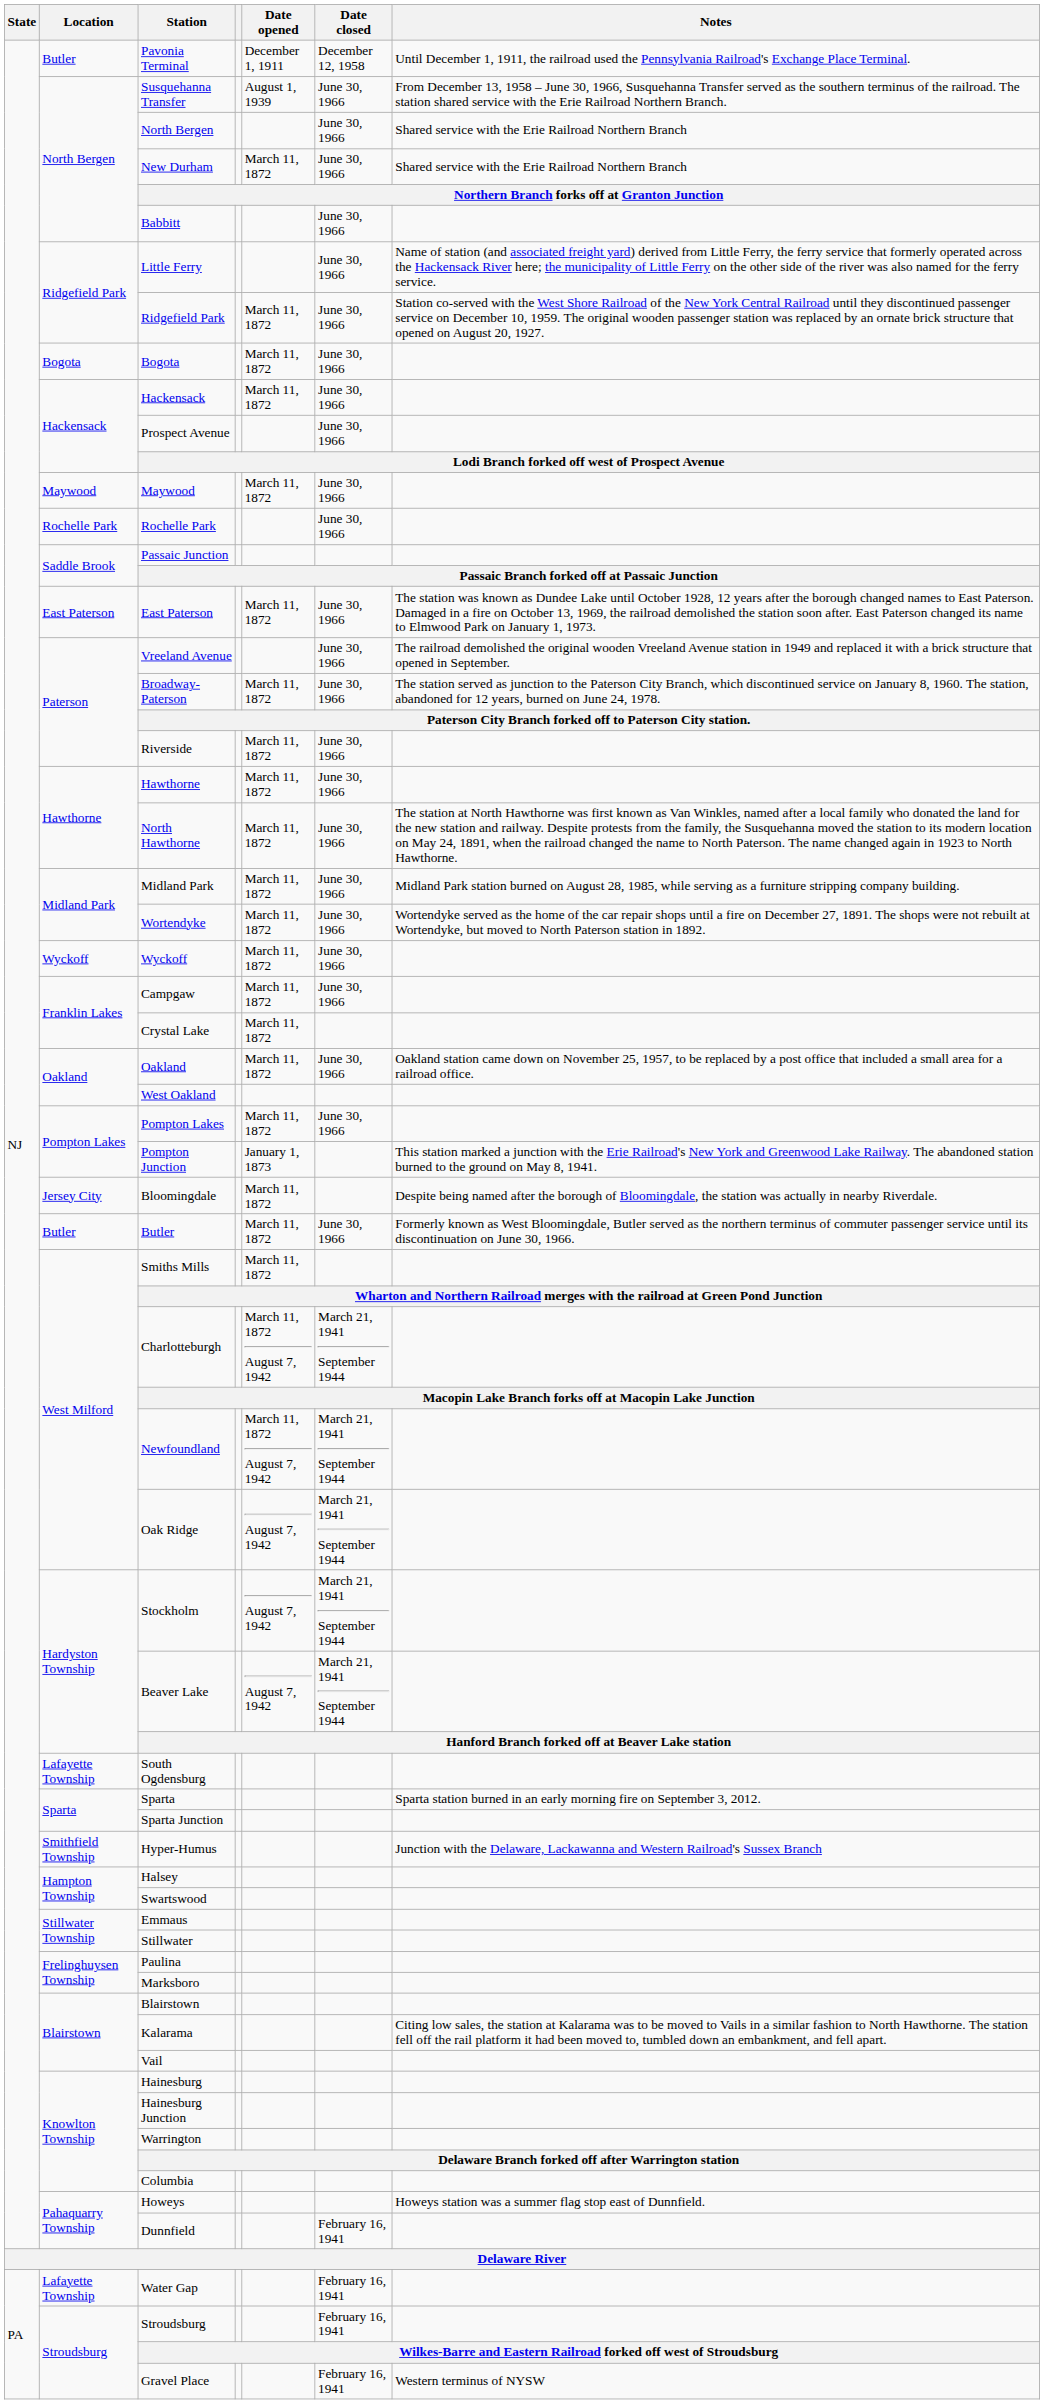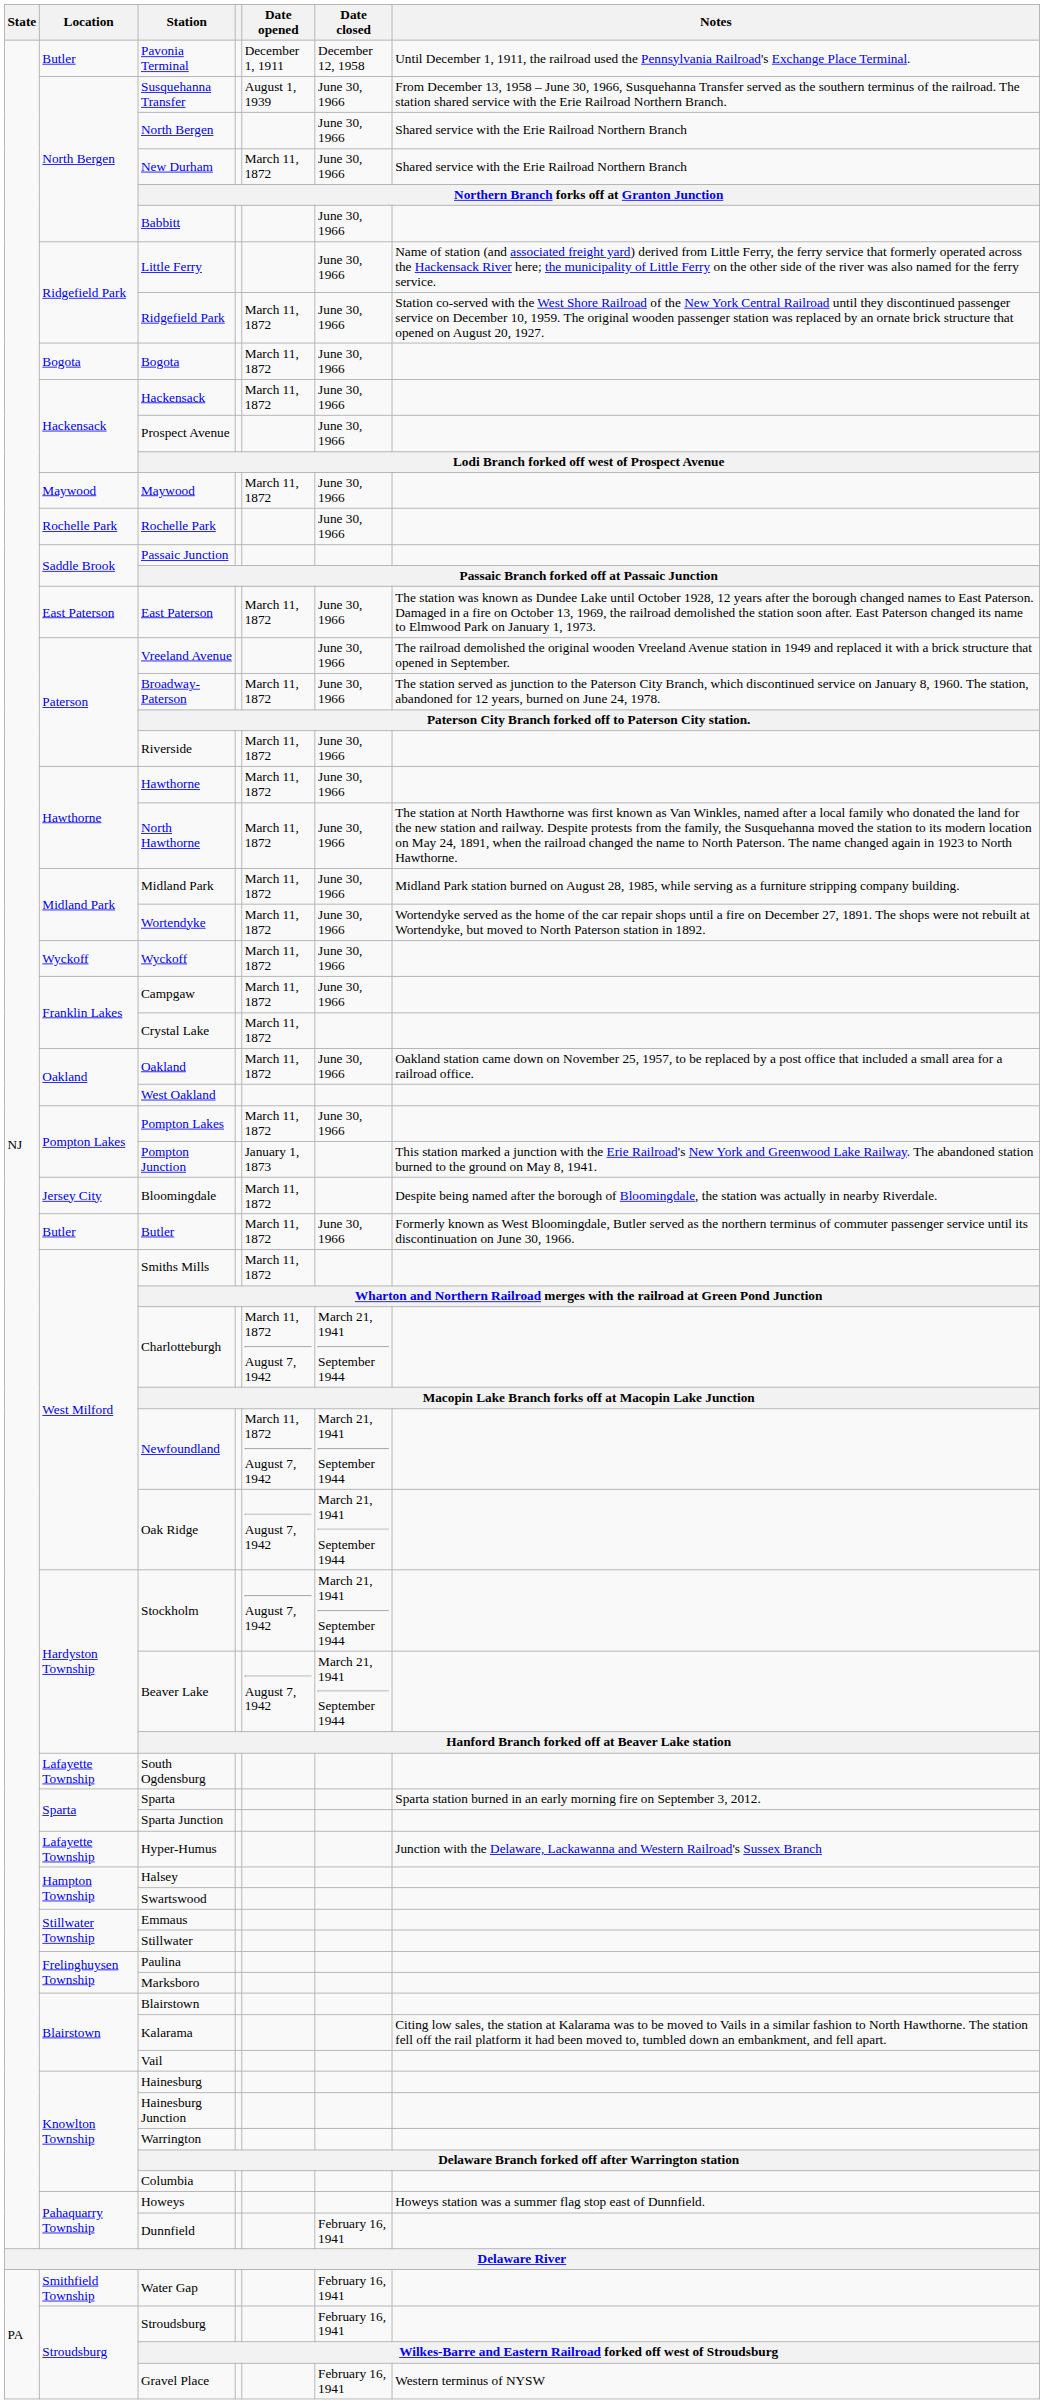(70, 1849) Smithfield Township -> (68, 1849) Lafayette Township
(68, 2287) Lafayette Township -> (70, 2287) Smithfield Township
